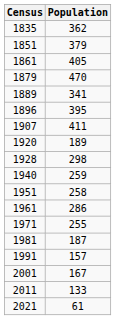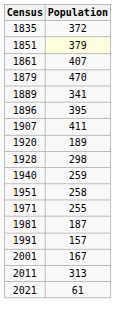(78, 29) 362 -> (78, 29) 372
(78, 45) no background -> (78, 45) lightyellow background
(78, 61) 405 -> (78, 61) 407
- row: (25, 208)
(78, 290) 133 -> (78, 274) 313
